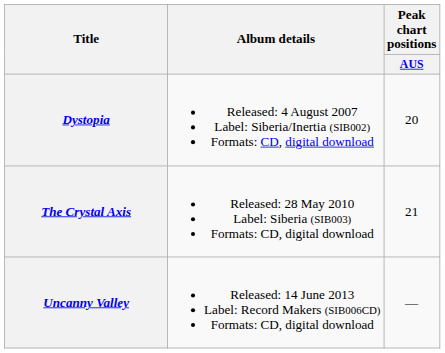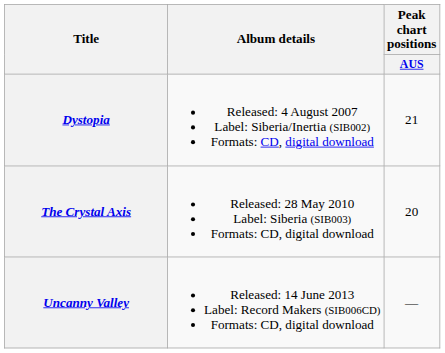(412, 119) 20 -> (412, 119) 21
(412, 211) 21 -> (412, 211) 20
